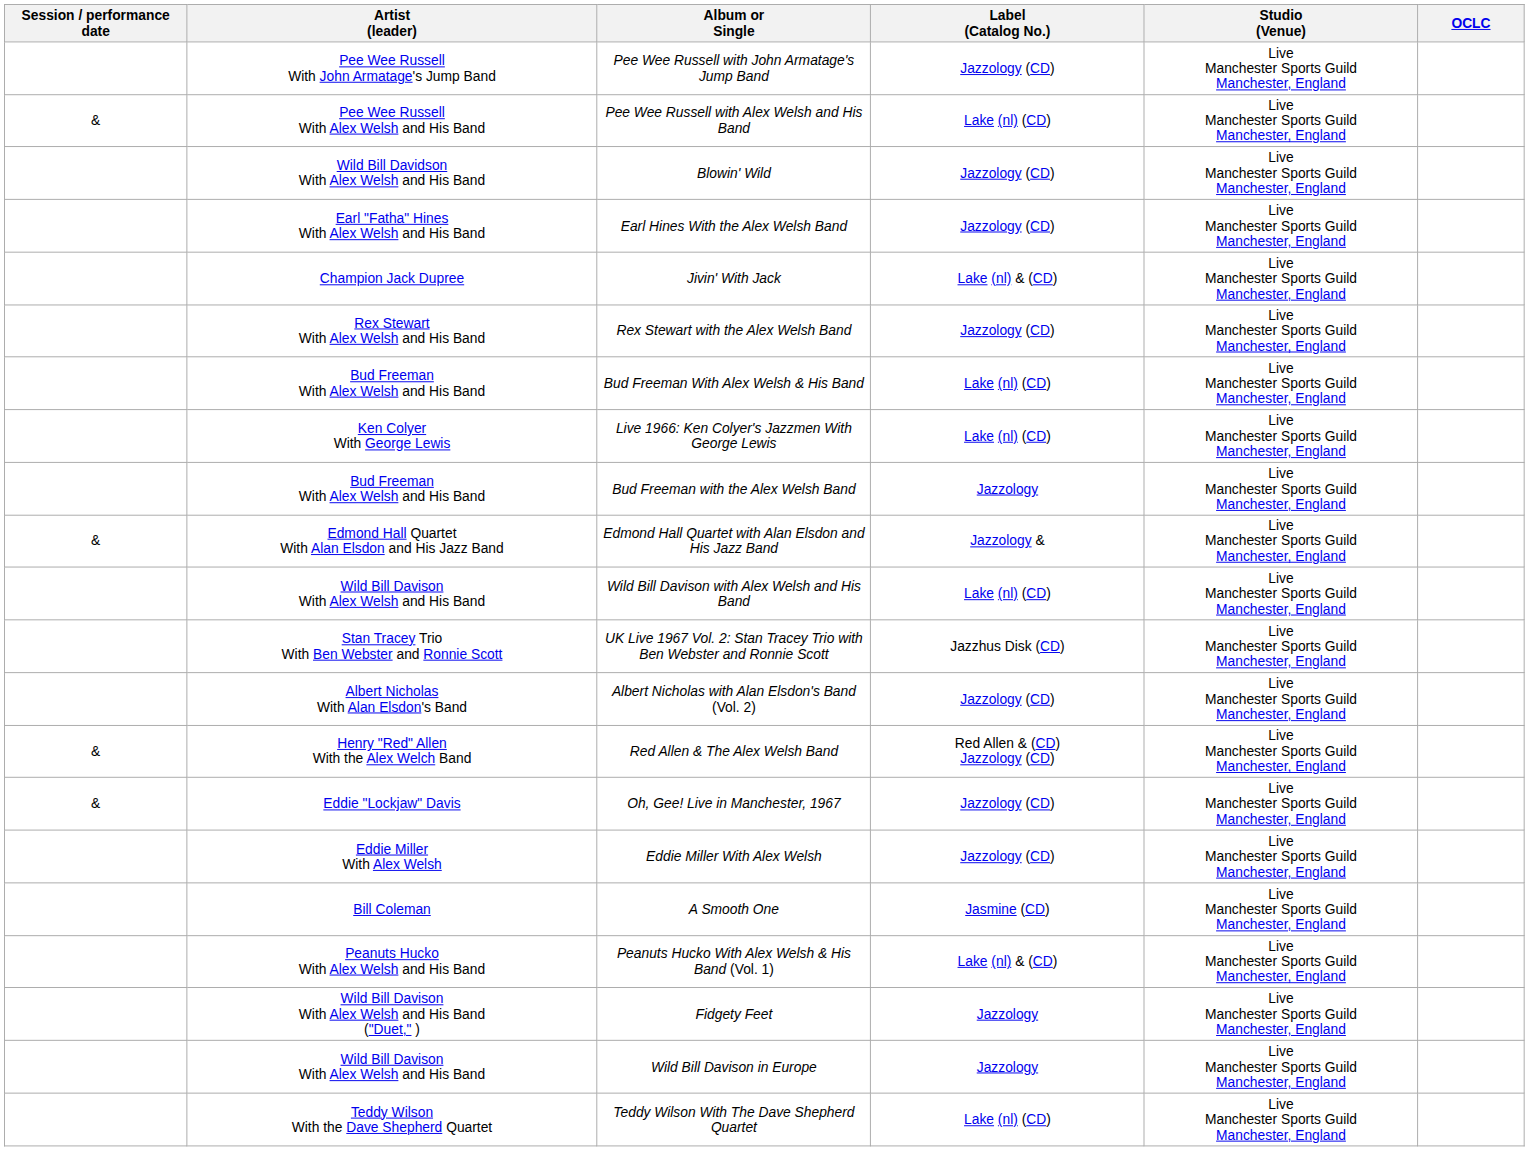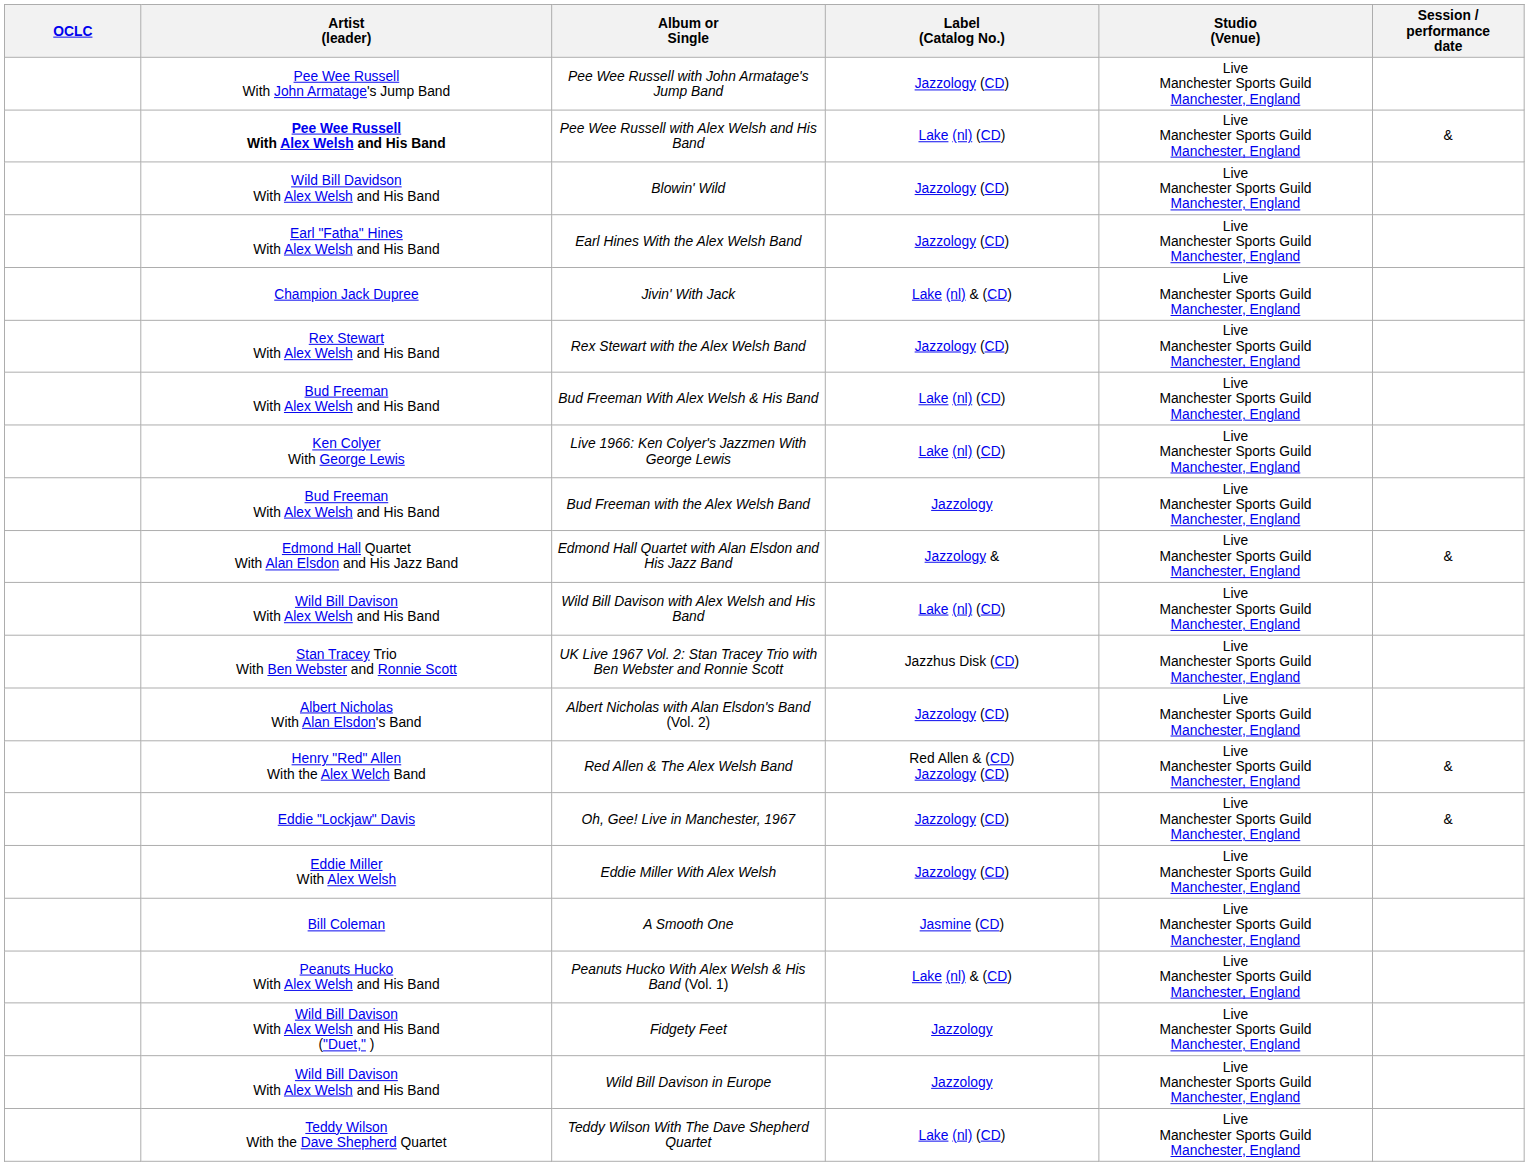columns swapped: (96, 23) <-> (1471, 23)
(392, 121) normal -> (346, 136) bold
